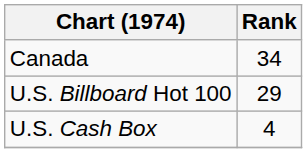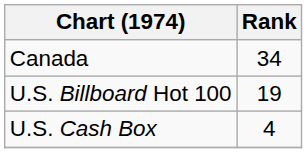(269, 93) 29 -> (269, 93) 19
